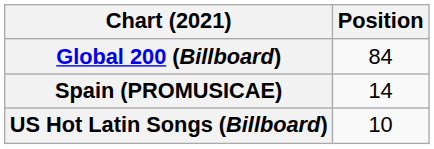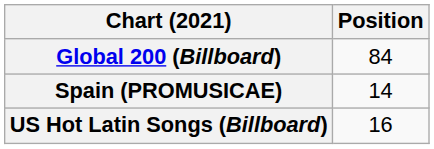(381, 125) 10 -> (381, 125) 16
